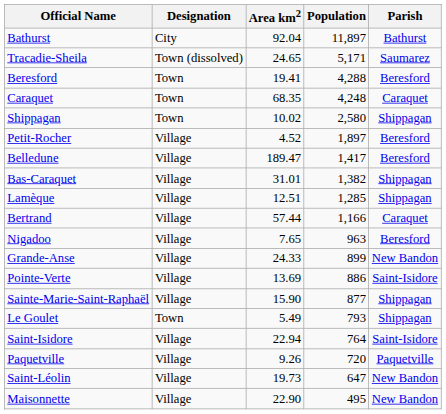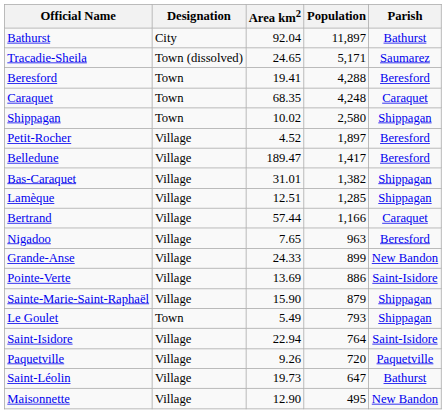(356, 298) 877 -> (356, 298) 879
(405, 378) New Bandon -> (405, 378) Bathurst
(287, 398) 22.90 -> (287, 398) 12.90
